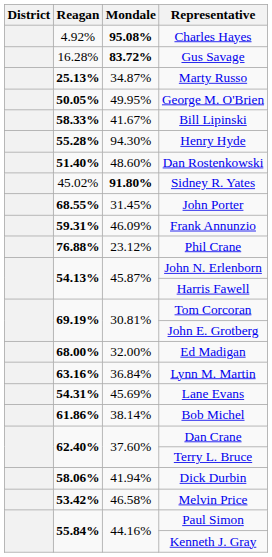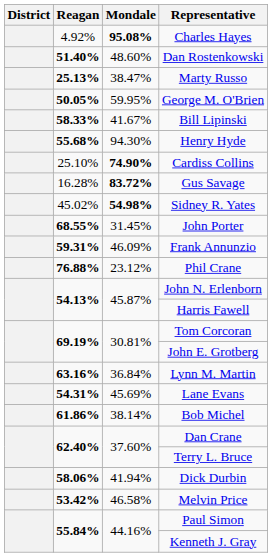rows swapped: (213, 57) <-> (213, 162)
(131, 78) 34.87% -> (131, 78) 38.47%
(131, 99) 49.95% -> (131, 99) 59.95%
(78, 141) 55.28% -> (78, 141) 55.68%
+ row: (213, 162)
(131, 183) 91.80% -> (131, 204) 54.98%
- row: (213, 352)
